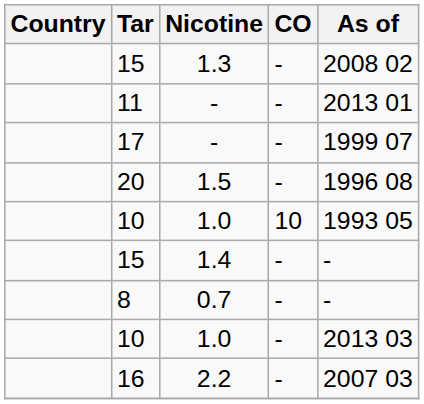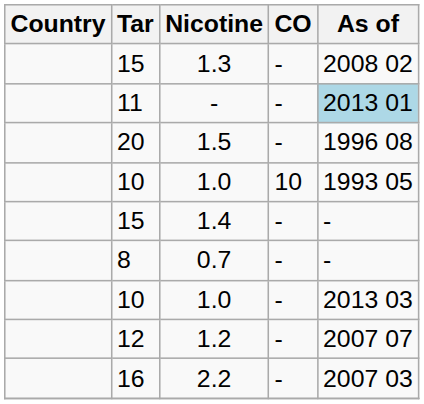(368, 102) no background -> (368, 102) lightblue background
- row: (131, 142)
+ row: (131, 338)
